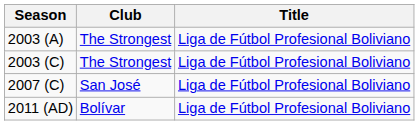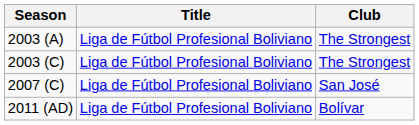columns swapped: (126, 16) <-> (294, 16)
